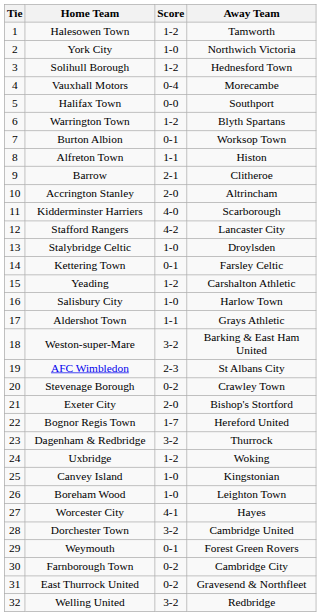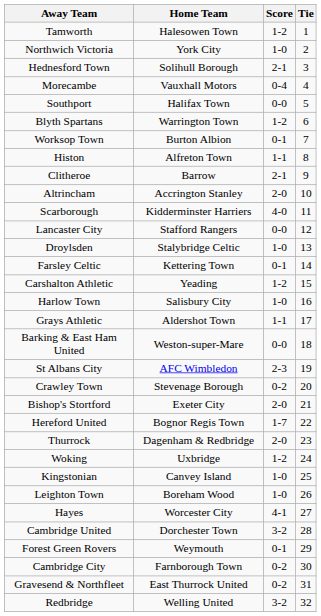columns swapped: (15, 13) <-> (252, 13)
(171, 67) 1-2 -> (279, 67) 2-1
(171, 229) 4-2 -> (279, 229) 0-0
(171, 344) 3-2 -> (279, 344) 0-0
(171, 440) 3-2 -> (279, 440) 2-0
